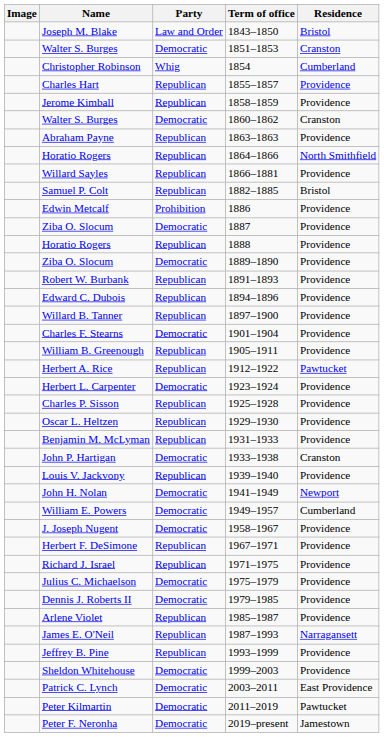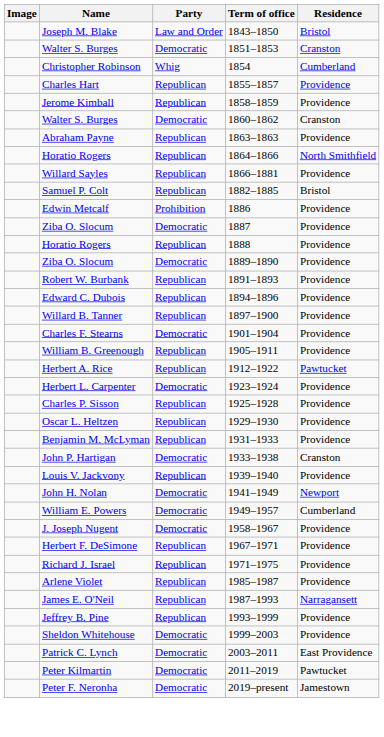- row: (89, 581)
- row: (87, 599)
